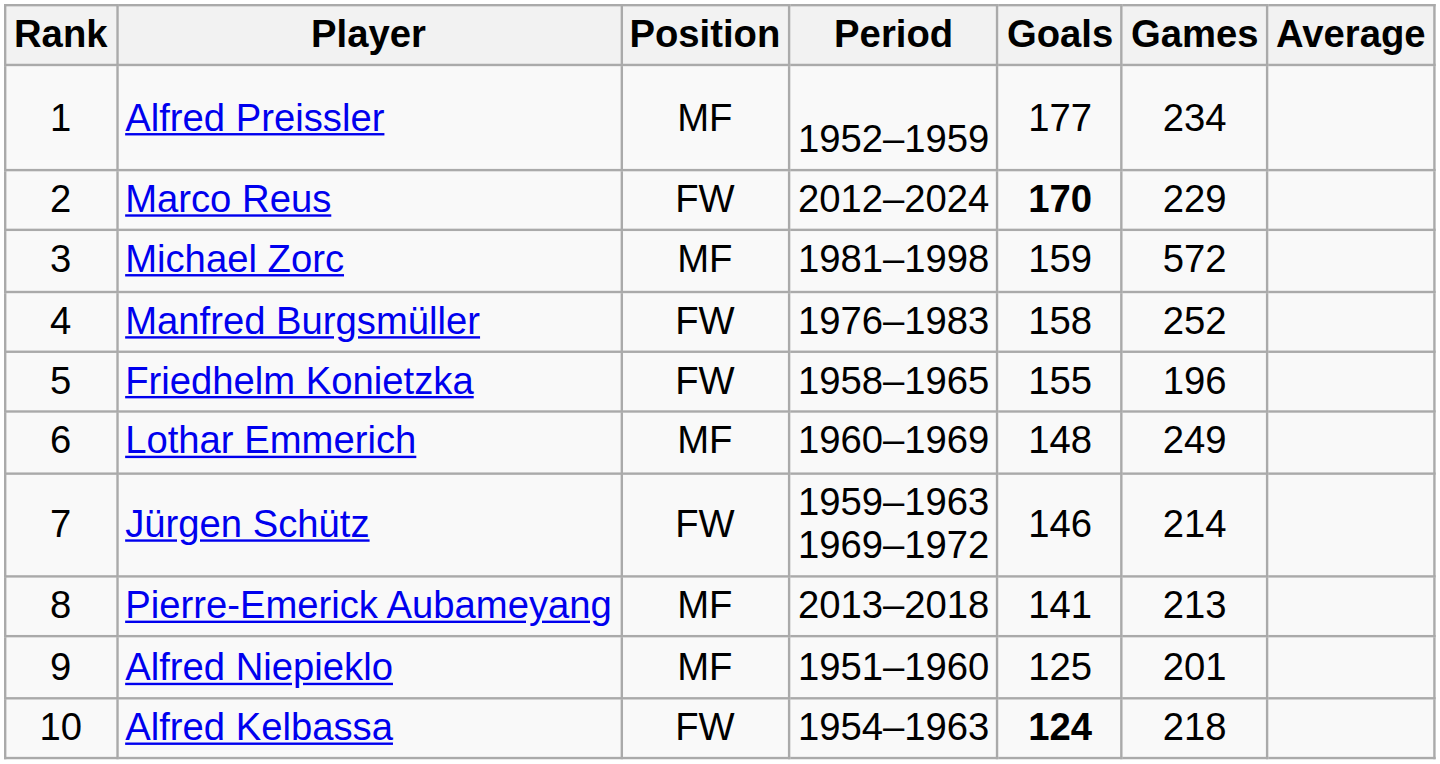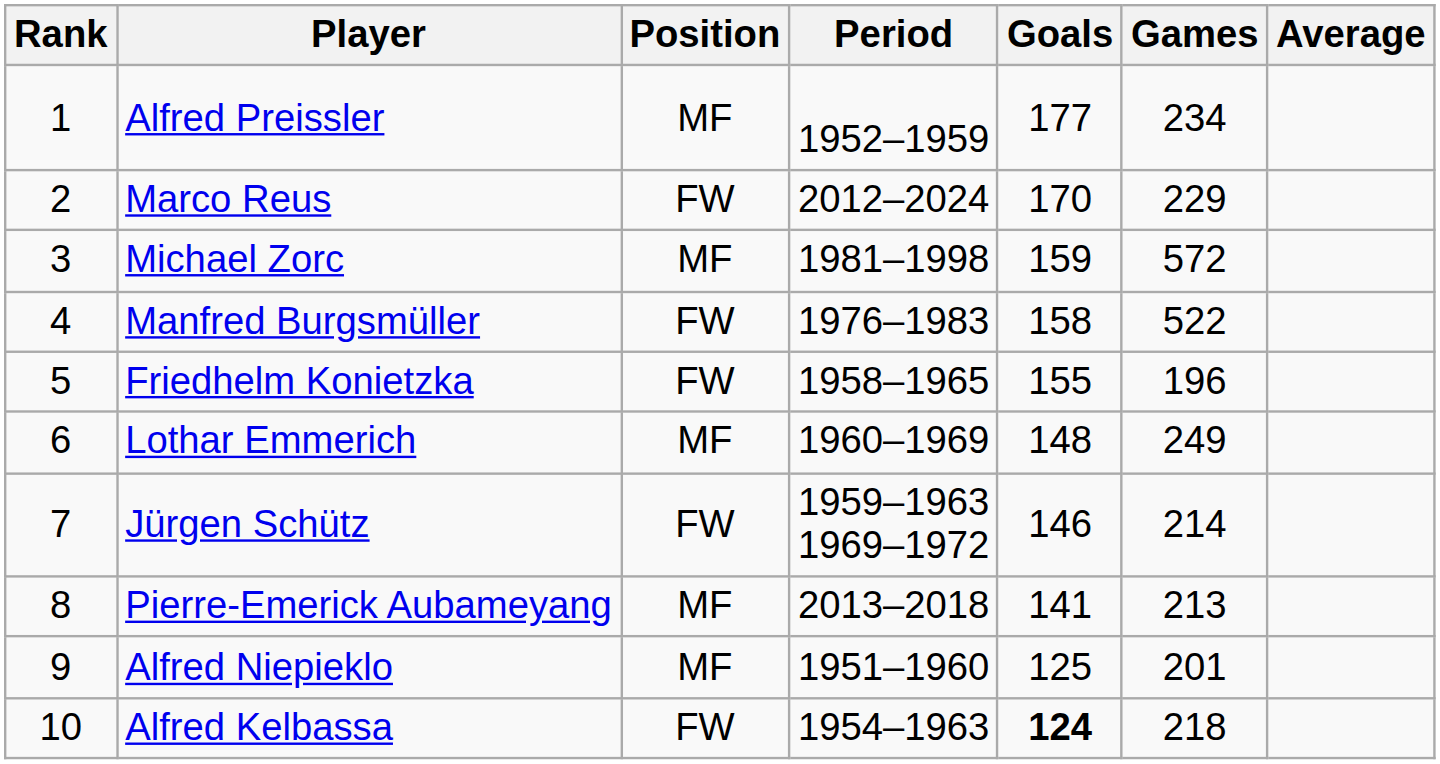(1060, 199) bold -> (1060, 199) normal
(1195, 320) 252 -> (1195, 320) 522
